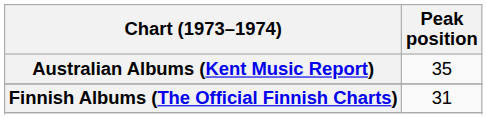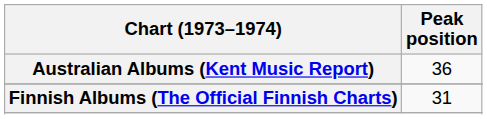(442, 68) 35 -> (442, 68) 36
